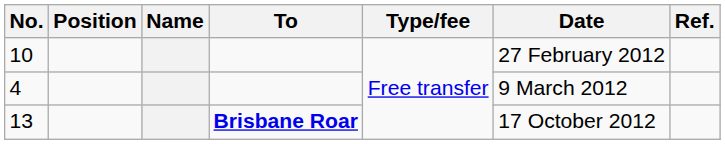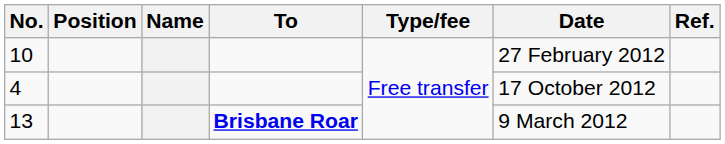(563, 88) 9 March 2012 -> (577, 88) 17 October 2012
(577, 121) 17 October 2012 -> (563, 121) 9 March 2012
